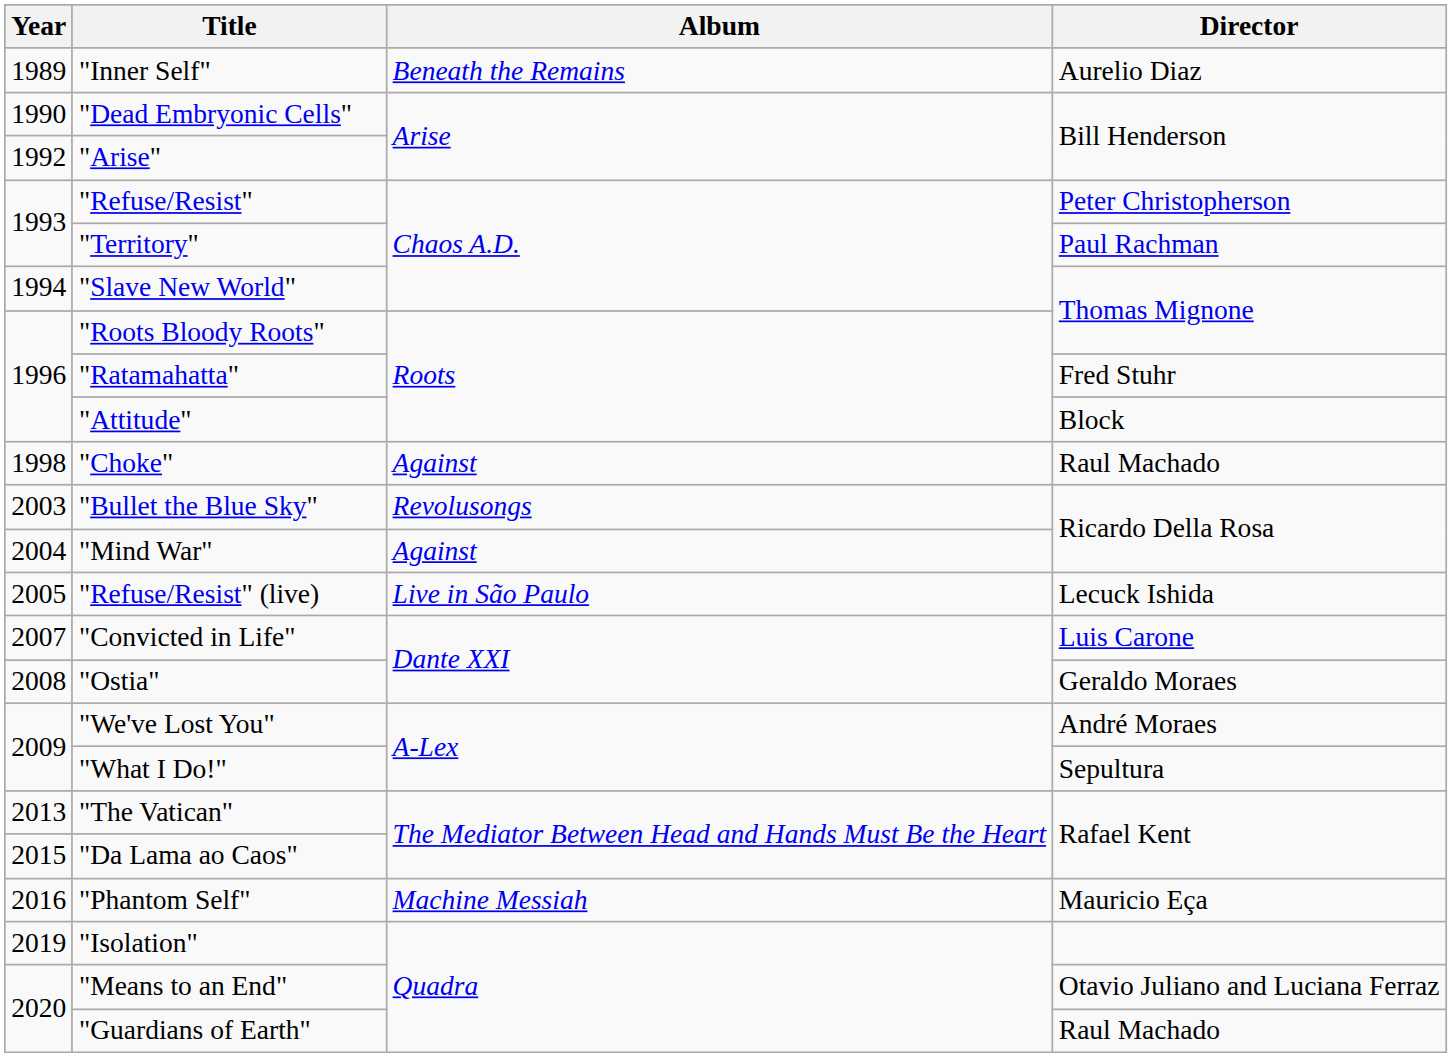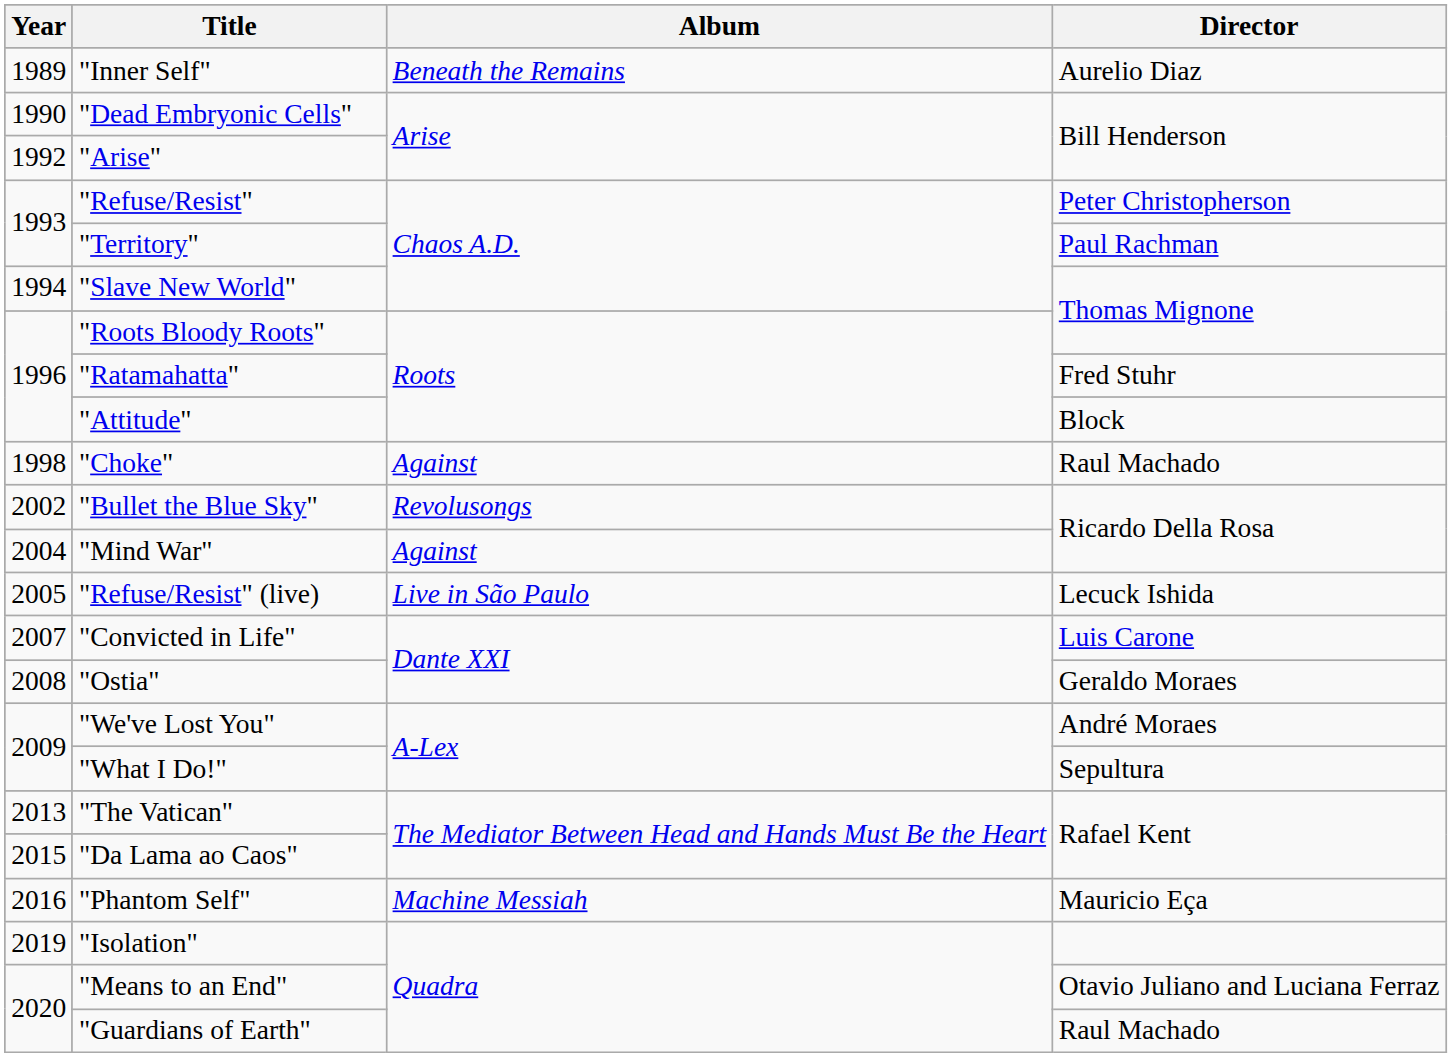(39, 506) 2003 -> (39, 506) 2002
